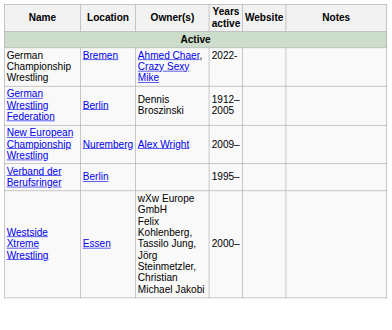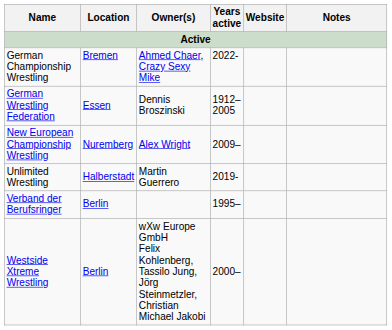(96, 105) Berlin -> (97, 105) Essen
+ row: (28, 177)
(97, 244) Essen -> (96, 271) Berlin
